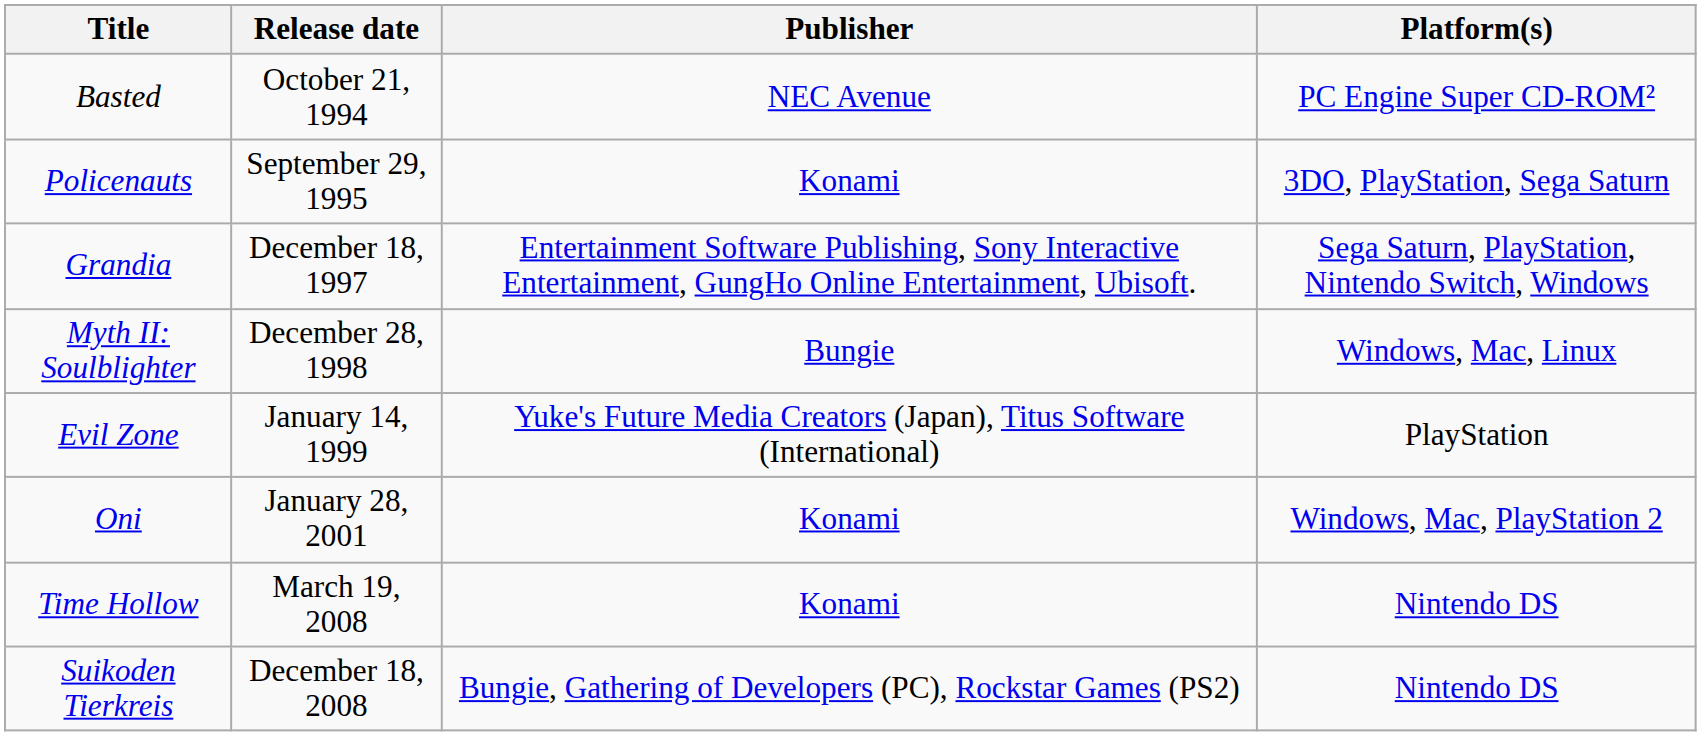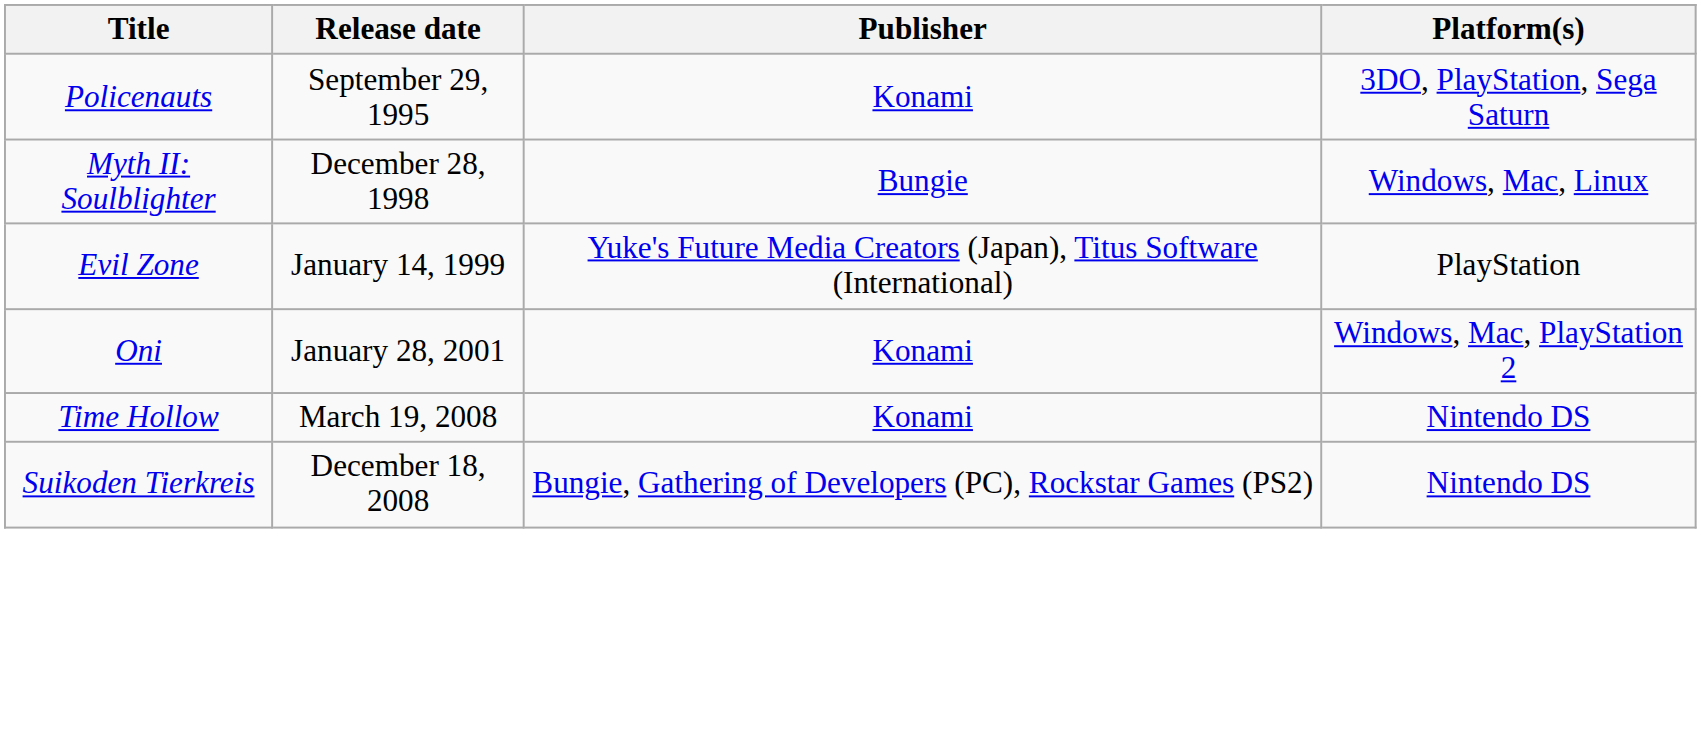- row: (118, 96)
- row: (118, 265)
